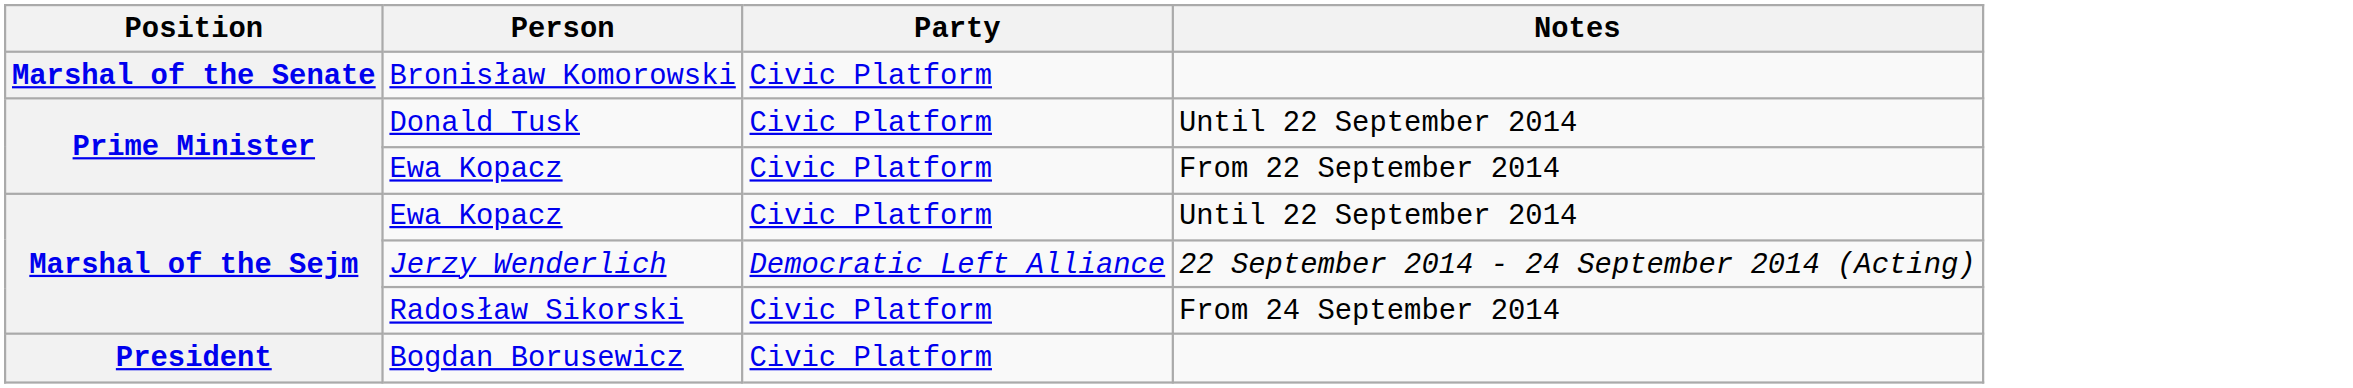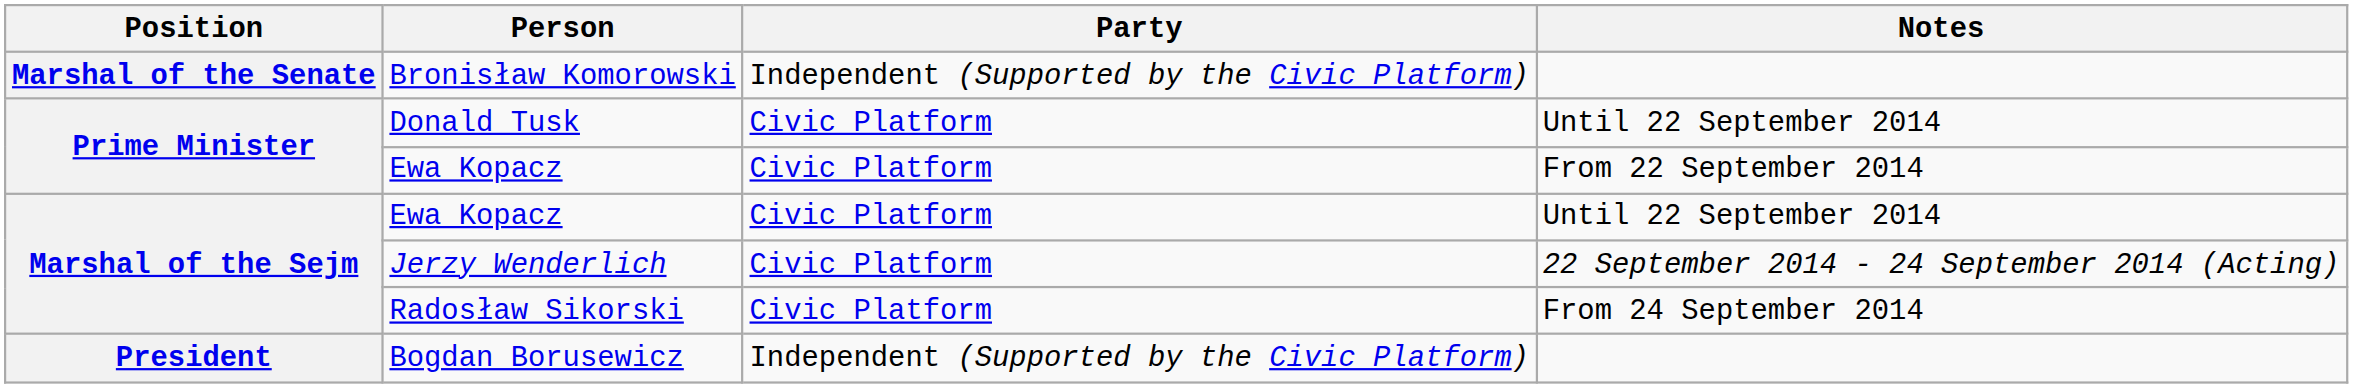(871, 76) Civic Platform -> (1139, 76) Independent (Supported by the Civic Platform)
(957, 264) Democratic Left Alliance -> (871, 264) Civic Platform
(871, 358) Civic Platform -> (1139, 358) Independent (Supported by the Civic Platform)
